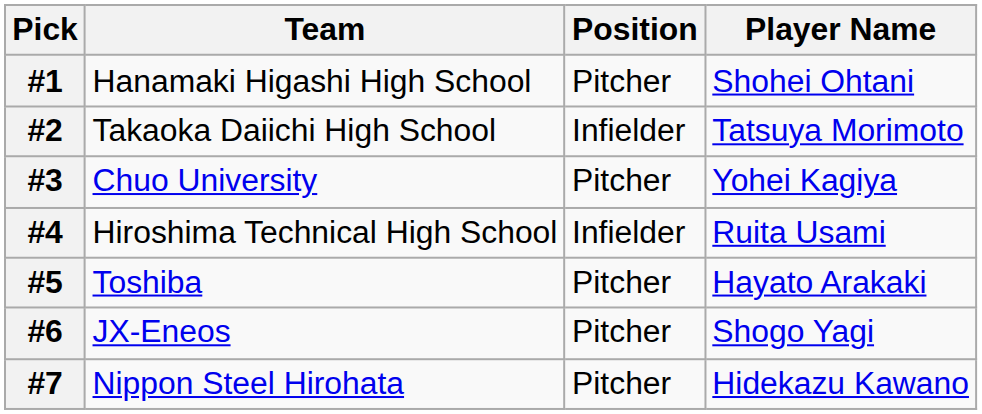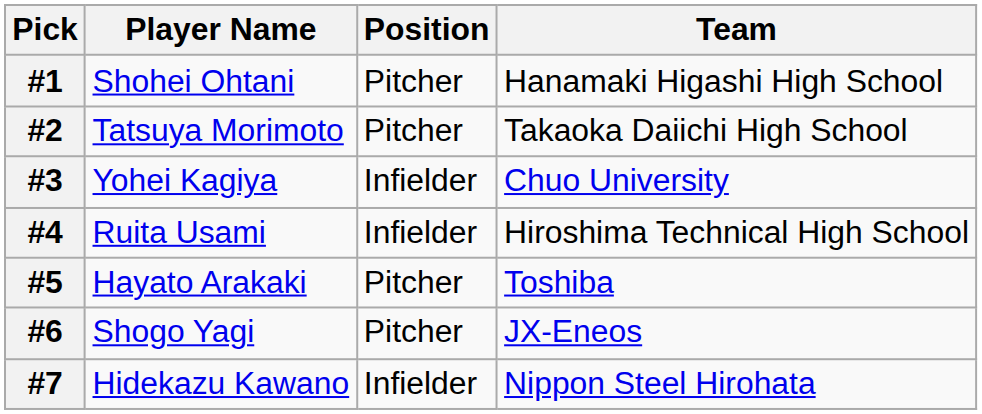columns swapped: (841, 29) <-> (325, 29)
(629, 130) Infielder -> (413, 130) Pitcher
(622, 181) Pitcher -> (420, 181) Infielder
(622, 383) Pitcher -> (420, 383) Infielder
